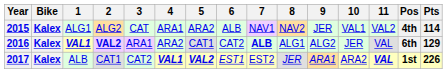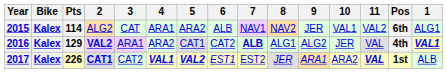columns swapped: (78, 12) <-> (432, 12)
(409, 28) 4th -> (400, 28) 6th
(409, 44) 6th -> (400, 44) 4th
(109, 60) normal -> (100, 60) bold
